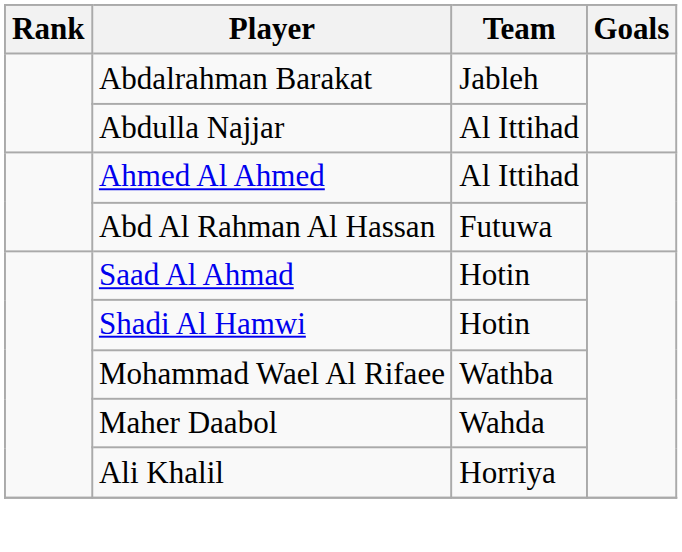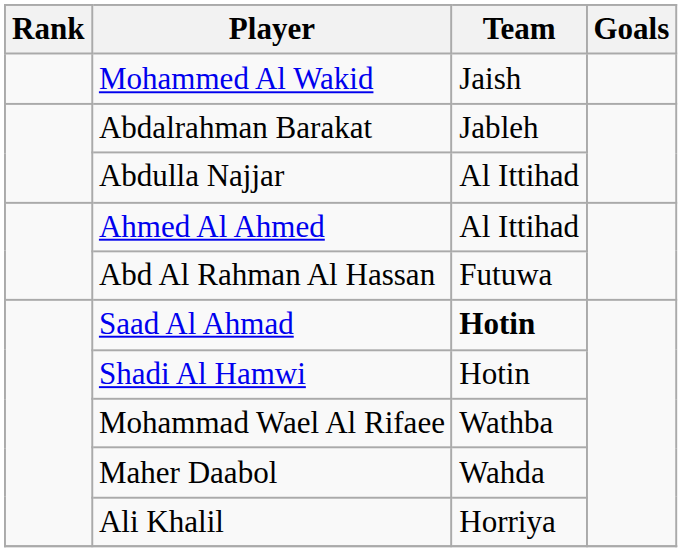+ row: (236, 78)
(495, 275) normal -> (497, 324) bold
